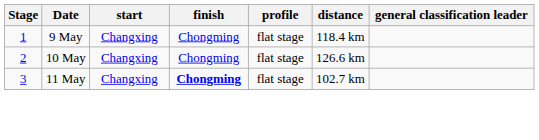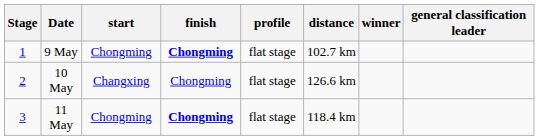+ column: (381, 22)
(129, 36) Changxing -> (121, 51) Chongming
(209, 36) normal -> (201, 51) bold
(340, 36) 118.4 km -> (331, 51) 102.7 km
(129, 79) Changxing -> (121, 117) Chongming
(340, 79) 102.7 km -> (331, 117) 118.4 km
